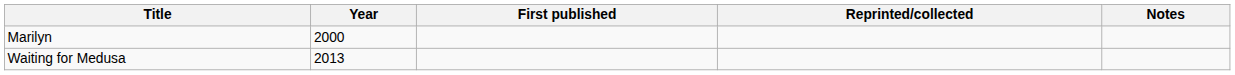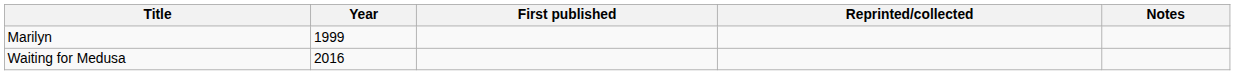(329, 37) 2000 -> (329, 37) 1999
(329, 59) 2013 -> (329, 59) 2016
